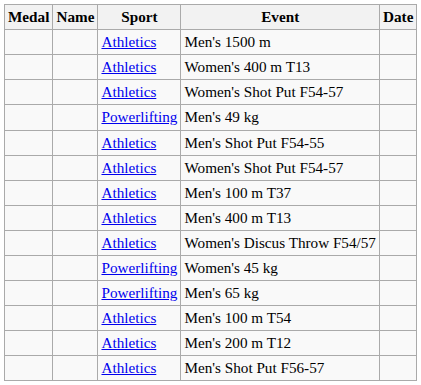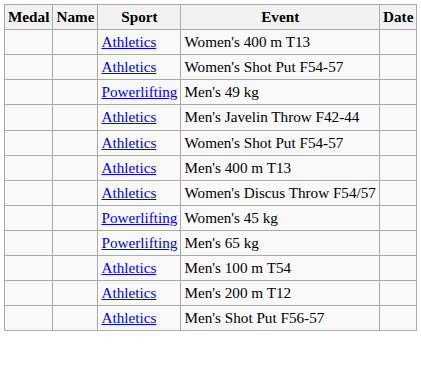- row: (129, 42)
+ row: (129, 117)
- row: (129, 142)
- row: (129, 192)
